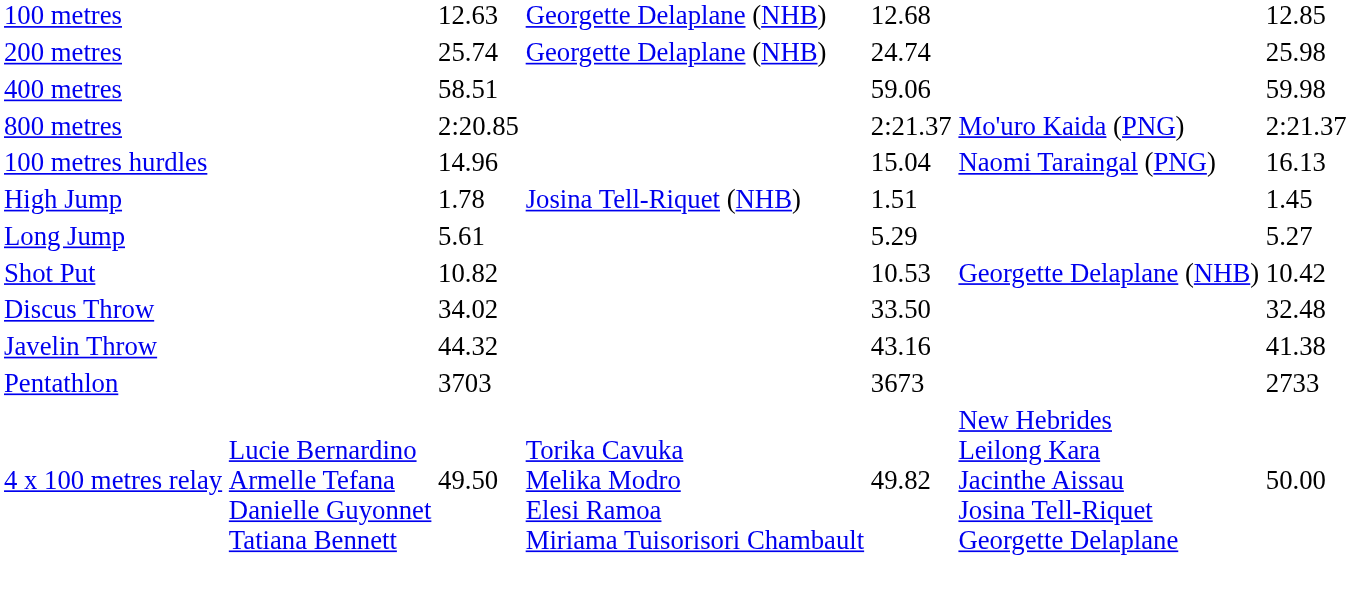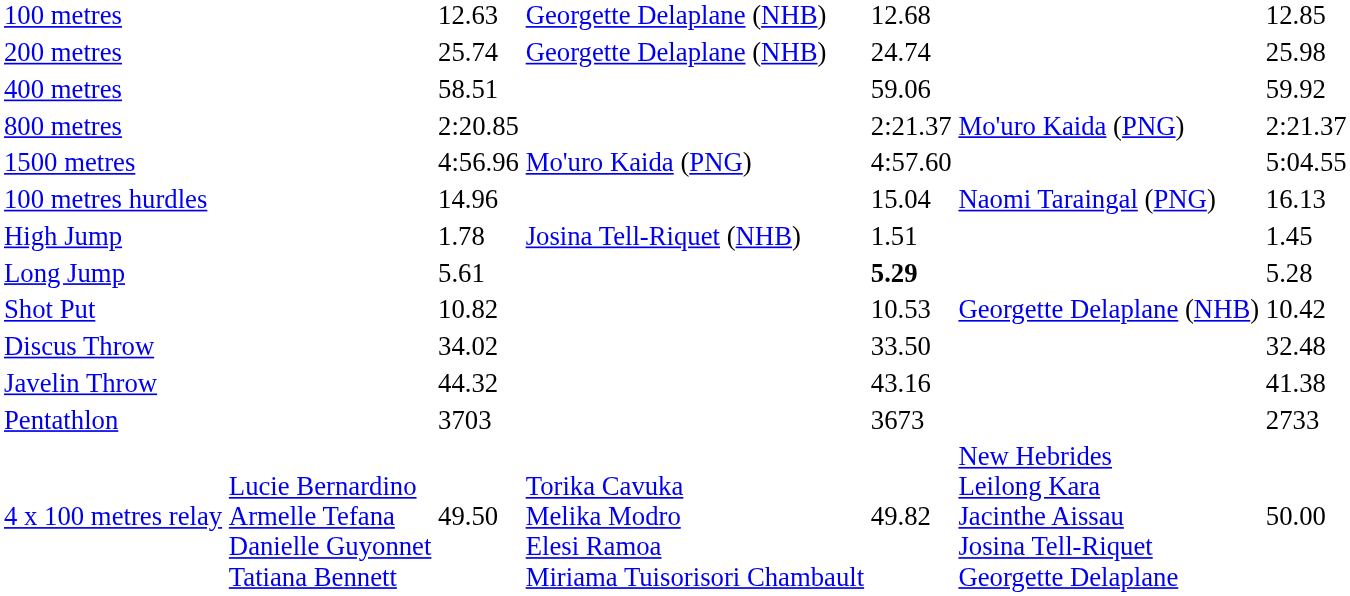(1296, 89) 59.98 -> (1296, 89) 59.92
+ row: (70, 162)
(894, 236) normal -> (894, 272) bold
(1289, 236) 5.27 -> (1289, 272) 5.28
